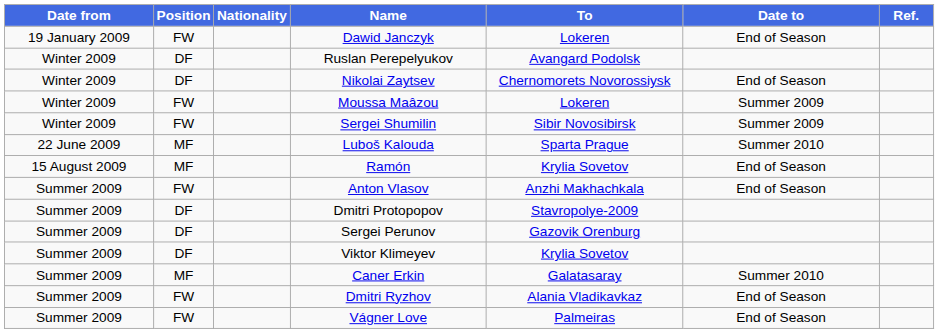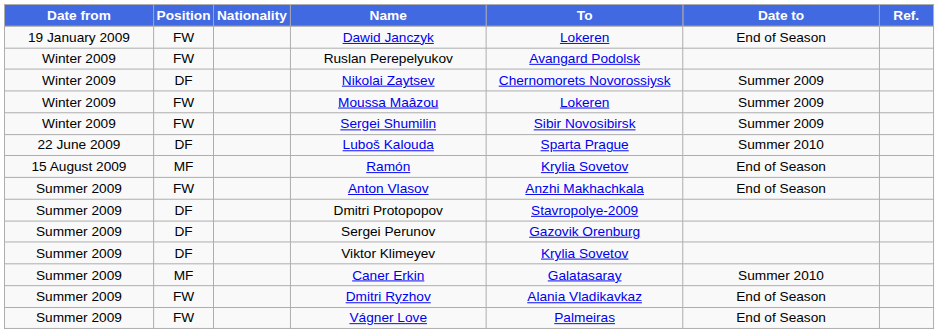(184, 59) DF -> (184, 59) FW
(781, 81) End of Season -> (781, 81) Summer 2009
(184, 145) MF -> (184, 145) DF
